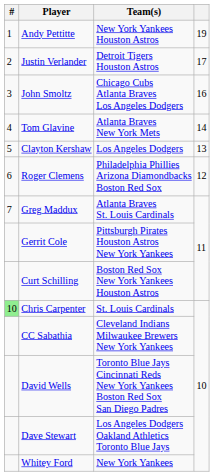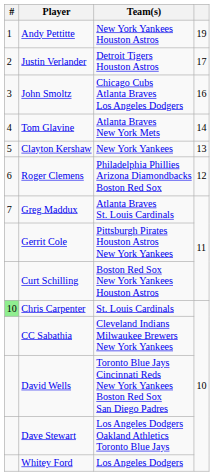(140, 149) Los Angeles Dodgers -> (135, 149) New York Yankees
(135, 463) New York Yankees -> (140, 463) Los Angeles Dodgers
